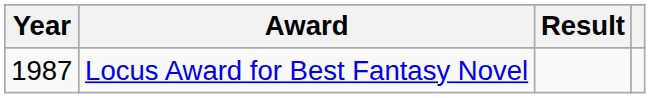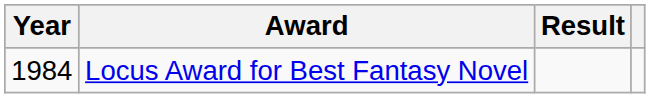(42, 69) 1987 -> (42, 69) 1984
